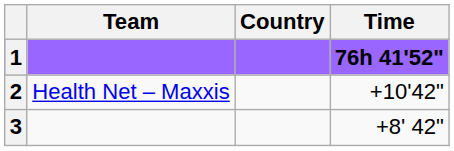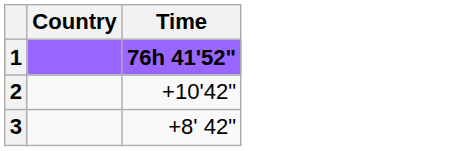- column: (131, 22)
